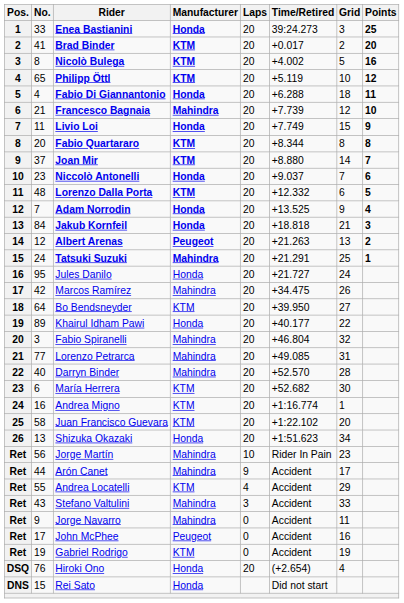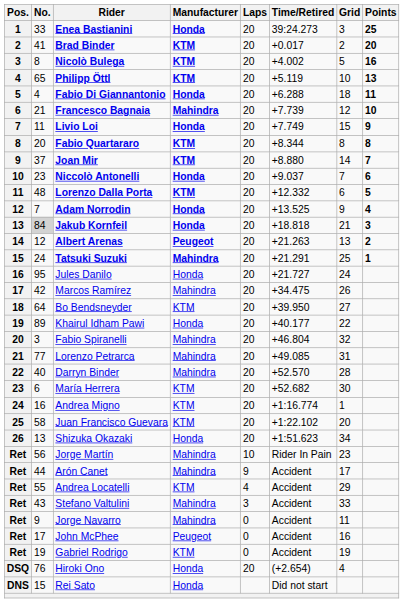(371, 78) 12 -> (371, 78) 13
(40, 225) no background -> (40, 225) lightgrey background
